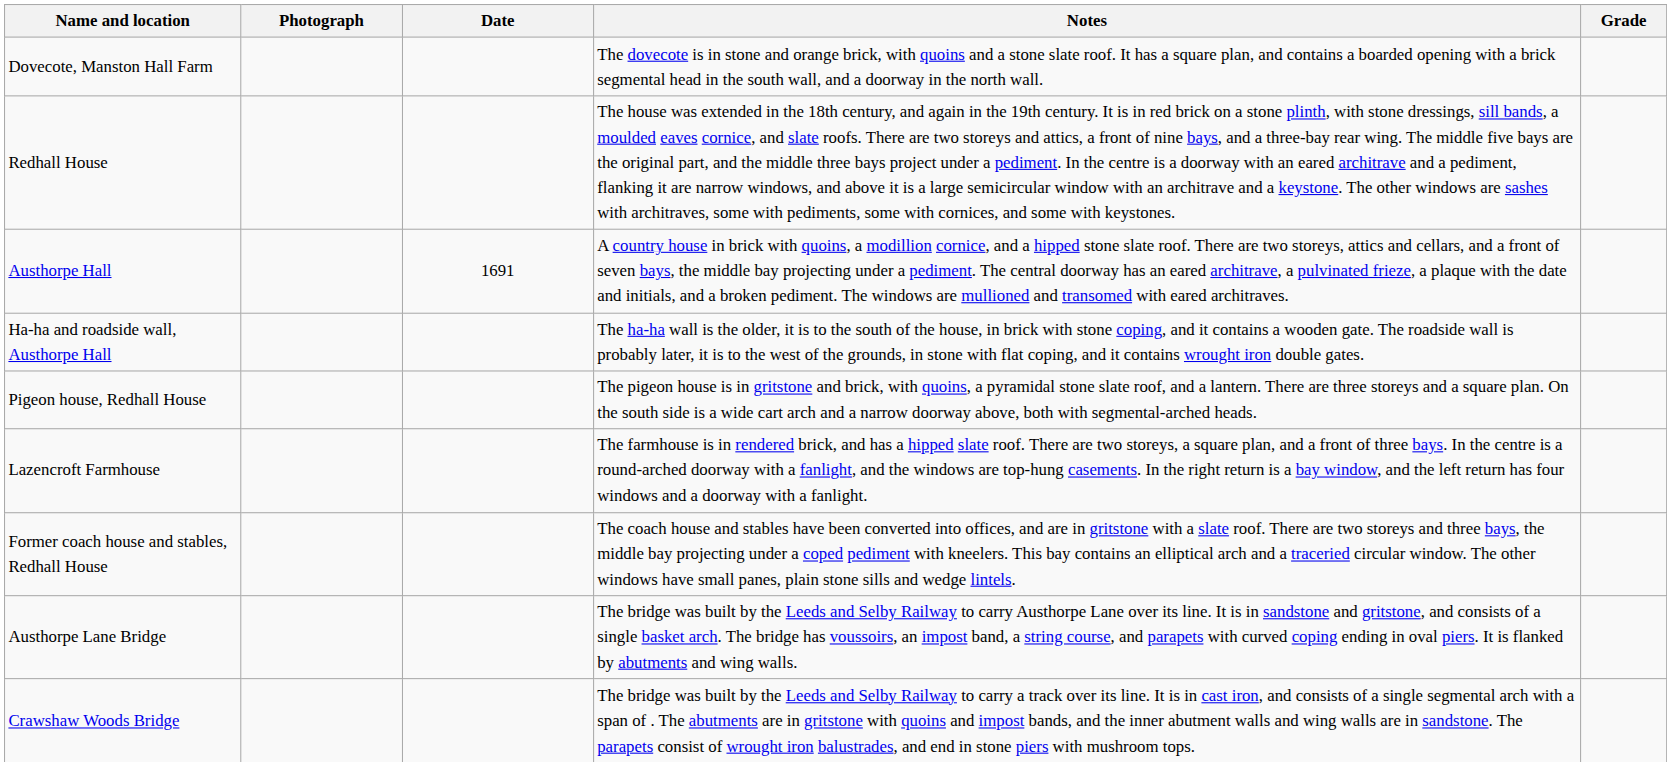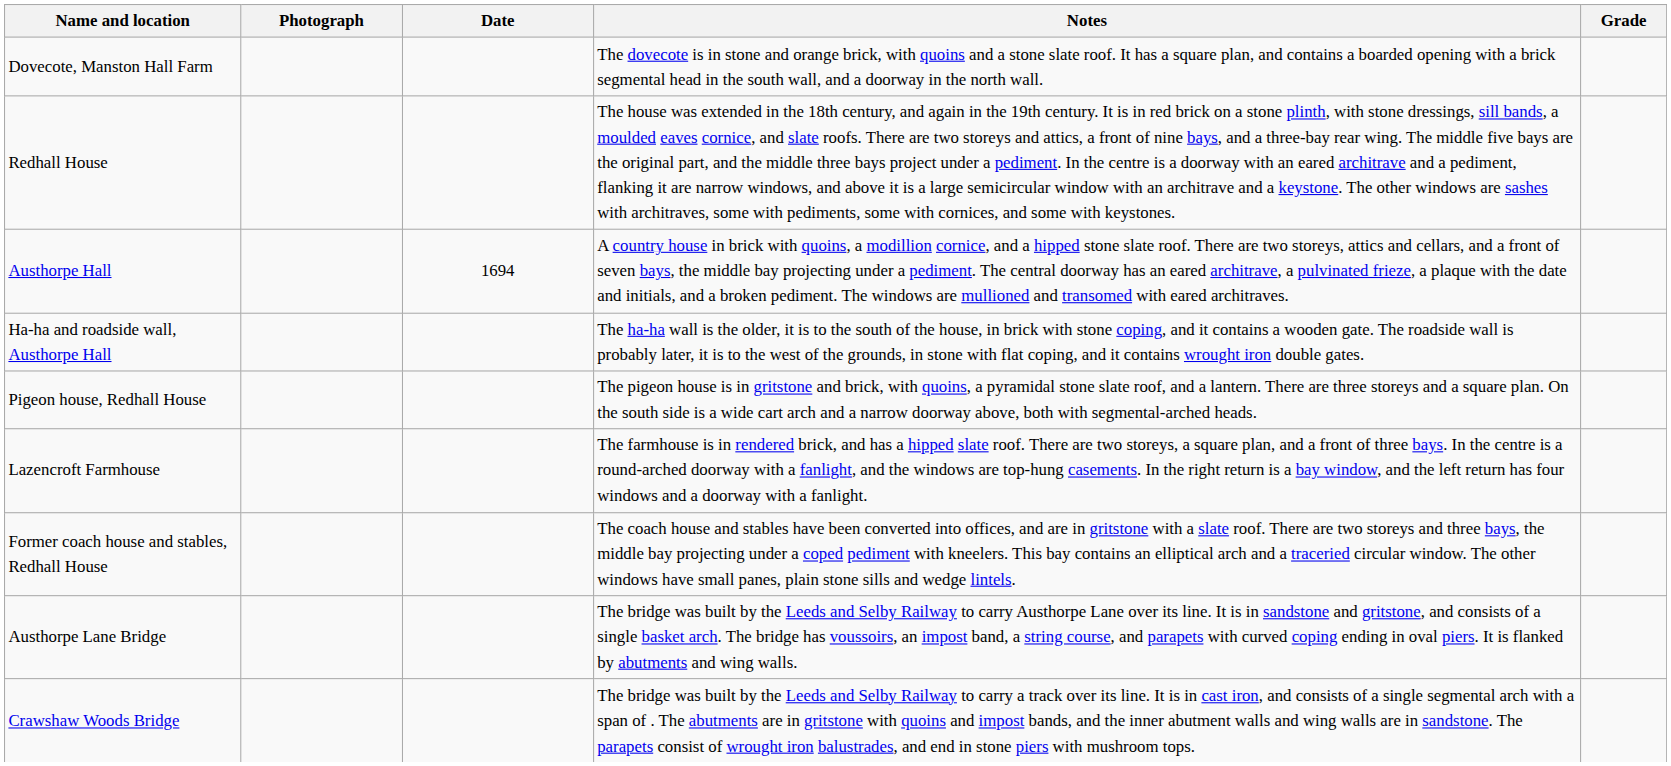(498, 271) 1691 -> (498, 271) 1694
